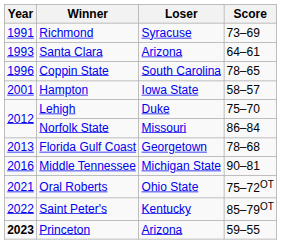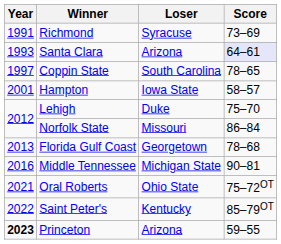(243, 52) no background -> (243, 52) lavender background
(20, 71) 1996 -> (20, 71) 1997
